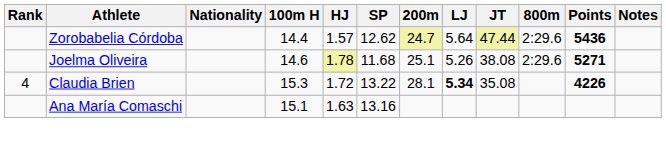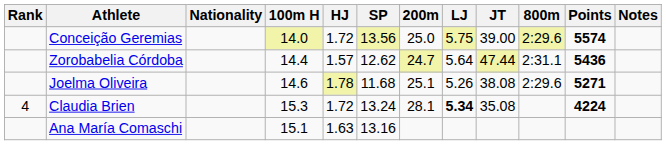+ row: (116, 38)
(542, 38) 2:29.6 -> (542, 60) 2:31.1
(378, 83) 13.22 -> (378, 106) 13.24
(590, 83) 4226 -> (590, 106) 4224
